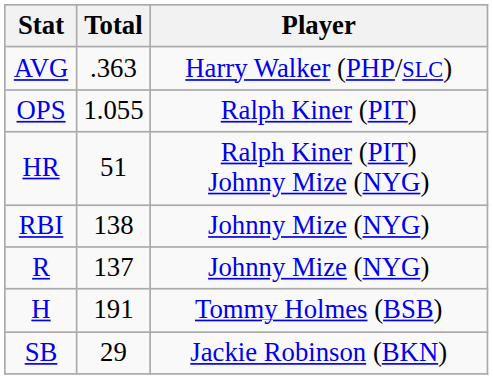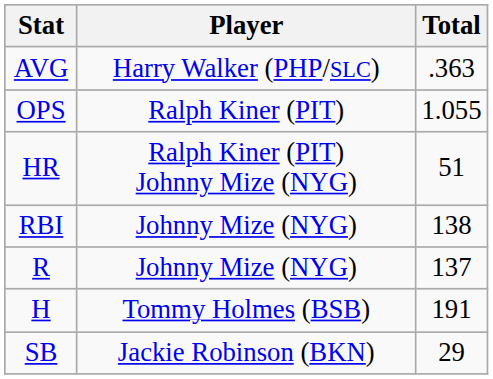columns swapped: (319, 25) <-> (113, 25)
